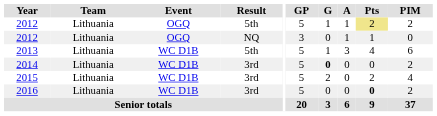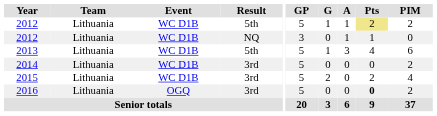(178, 24) OGQ -> (178, 24) WC D1B
(178, 37) OGQ -> (178, 37) WC D1B
(328, 64) bold -> (328, 64) normal
(178, 91) WC D1B -> (178, 91) OGQ
